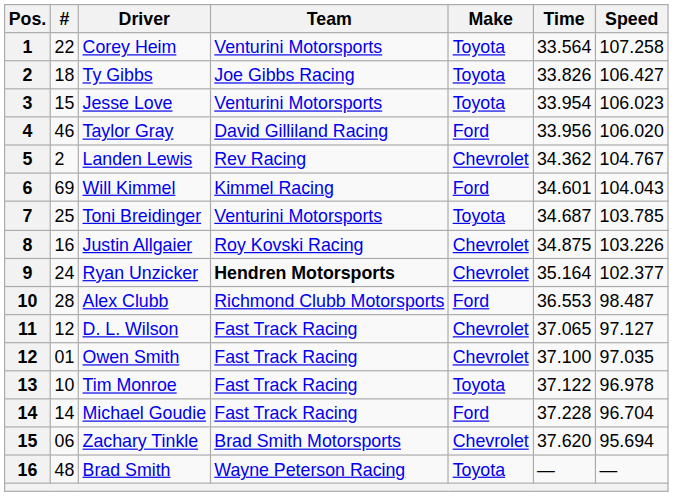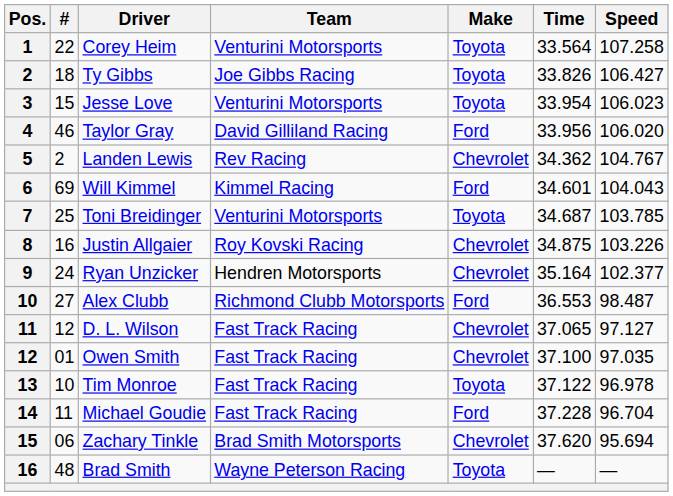(305, 272) bold -> (298, 272) normal
(64, 300) 28 -> (64, 300) 27
(64, 413) 14 -> (64, 413) 11
